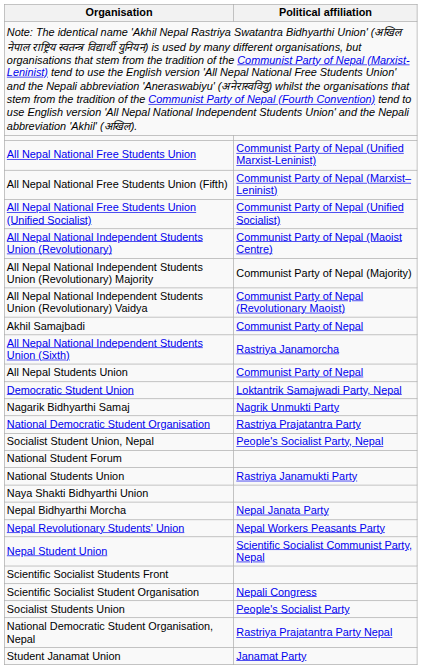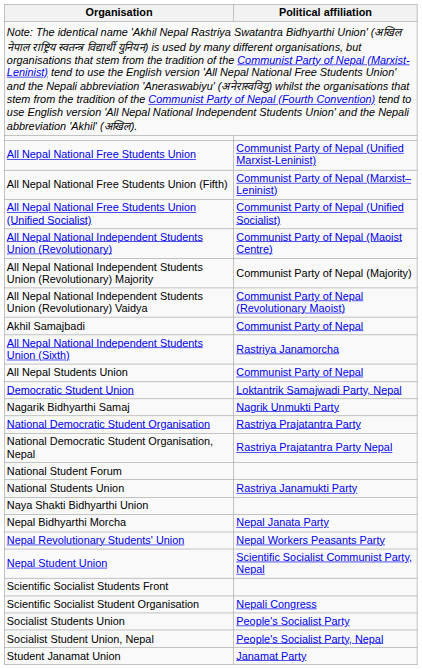rows swapped: (110, 632) <-> (80, 441)
